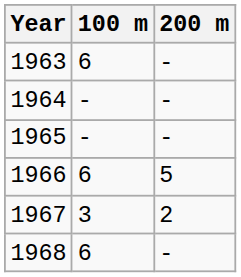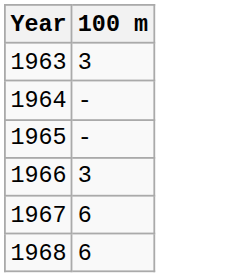- column: (194, 24)
(85, 62) 6 -> (85, 62) 3
(85, 177) 6 -> (85, 177) 3
(85, 215) 3 -> (85, 215) 6
